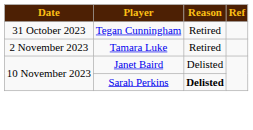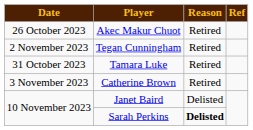+ row: (139, 30)
(49, 30) 31 October 2023 -> (49, 47) 2 November 2023
(49, 47) 2 November 2023 -> (49, 64) 31 October 2023
+ row: (139, 82)
